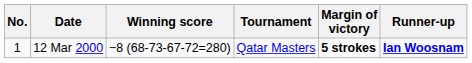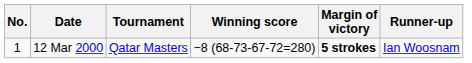columns swapped: (276, 21) <-> (170, 21)
(423, 48) bold -> (421, 48) normal
